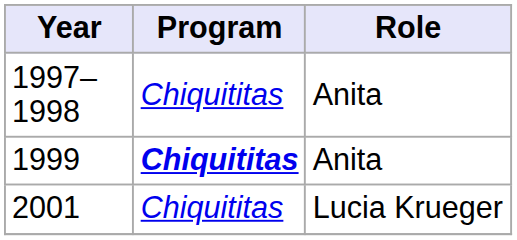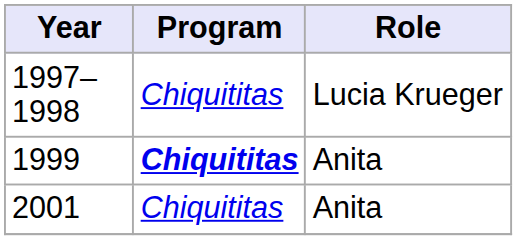(348, 94) Anita -> (408, 94) Lucia Krueger
(408, 208) Lucia Krueger -> (348, 208) Anita
